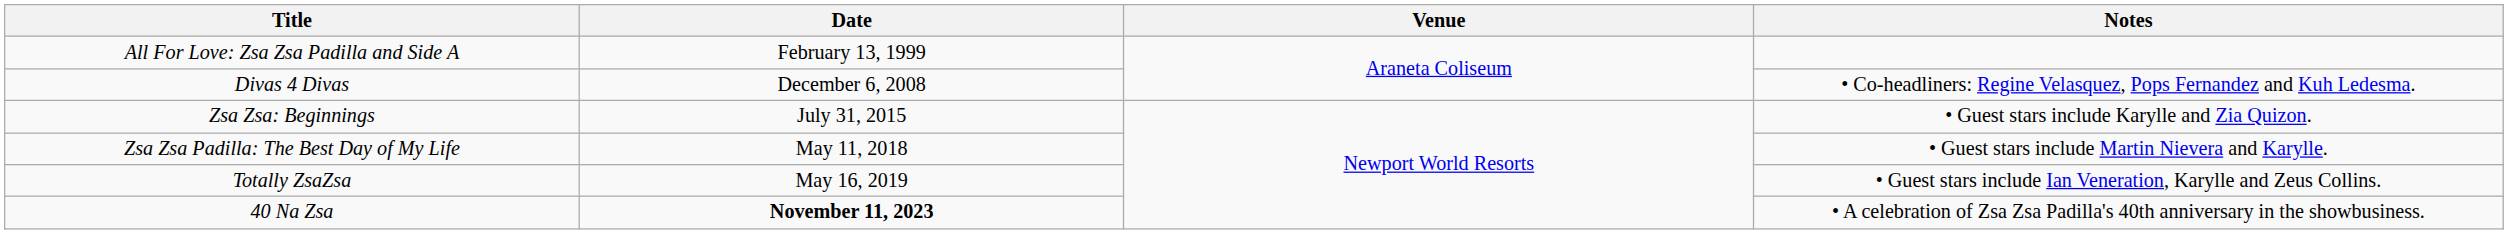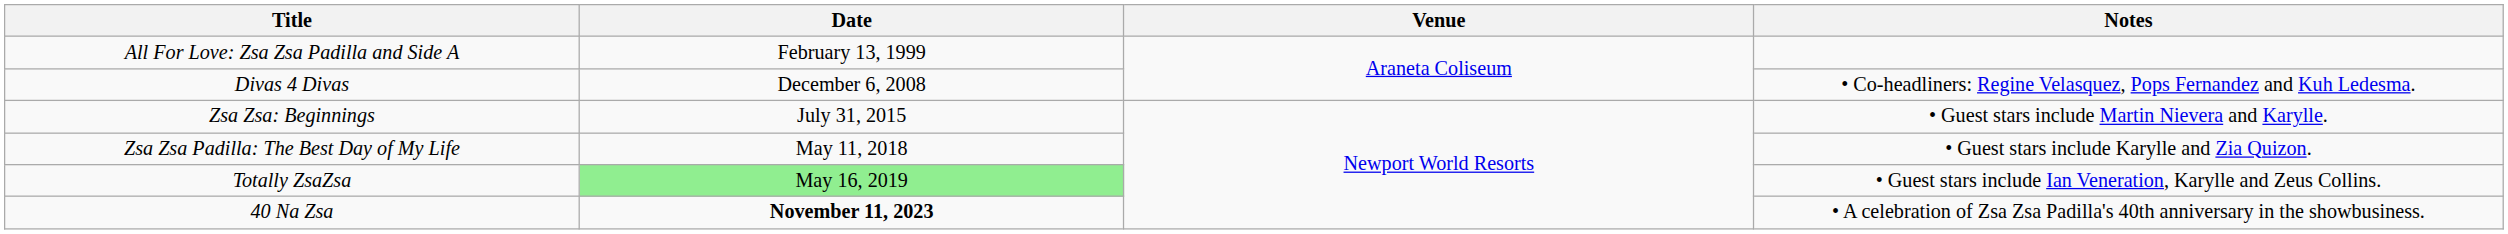(2128, 116) • Guest stars include Karylle and Zia Quizon. -> (2128, 116) • Guest stars include Martin Nievera and Karylle.
(2128, 148) • Guest stars include Martin Nievera and Karylle. -> (2128, 148) • Guest stars include Karylle and Zia Quizon.
(852, 180) no background -> (852, 180) lightgreen background
